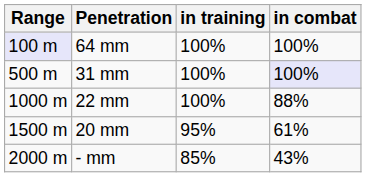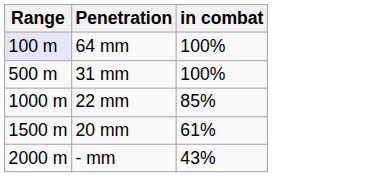- column: (223, 18)
(296, 74) lavender background -> (203, 74) no background
(291, 102) 88% -> (198, 102) 85%
